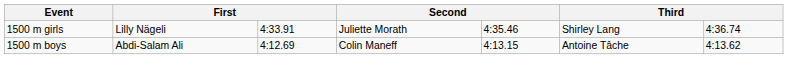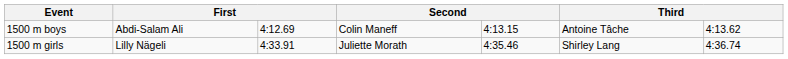rows swapped: (36, 45) <-> (35, 29)
